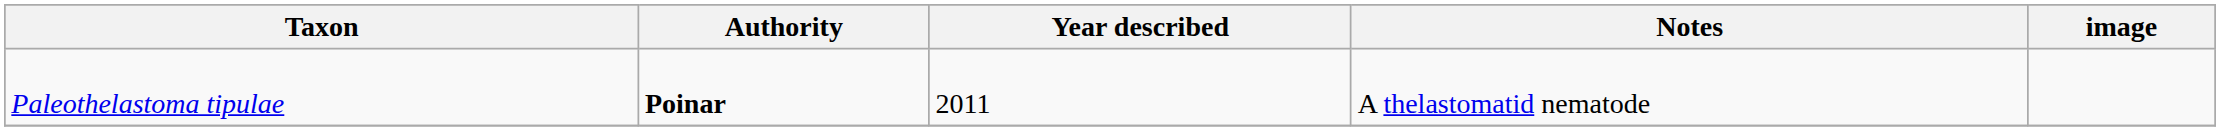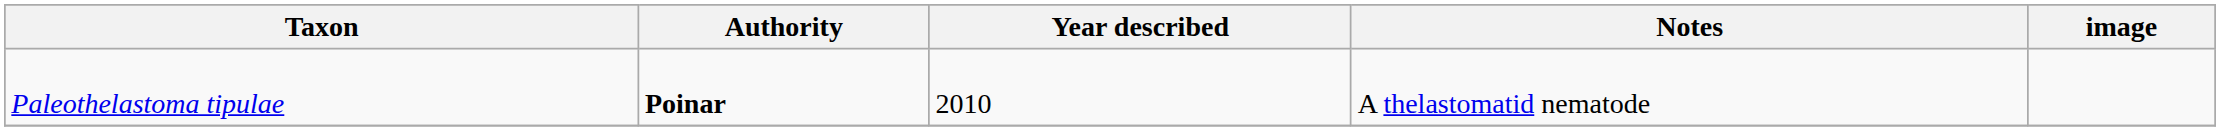(963, 102) 2011 -> (964, 102) 2010
